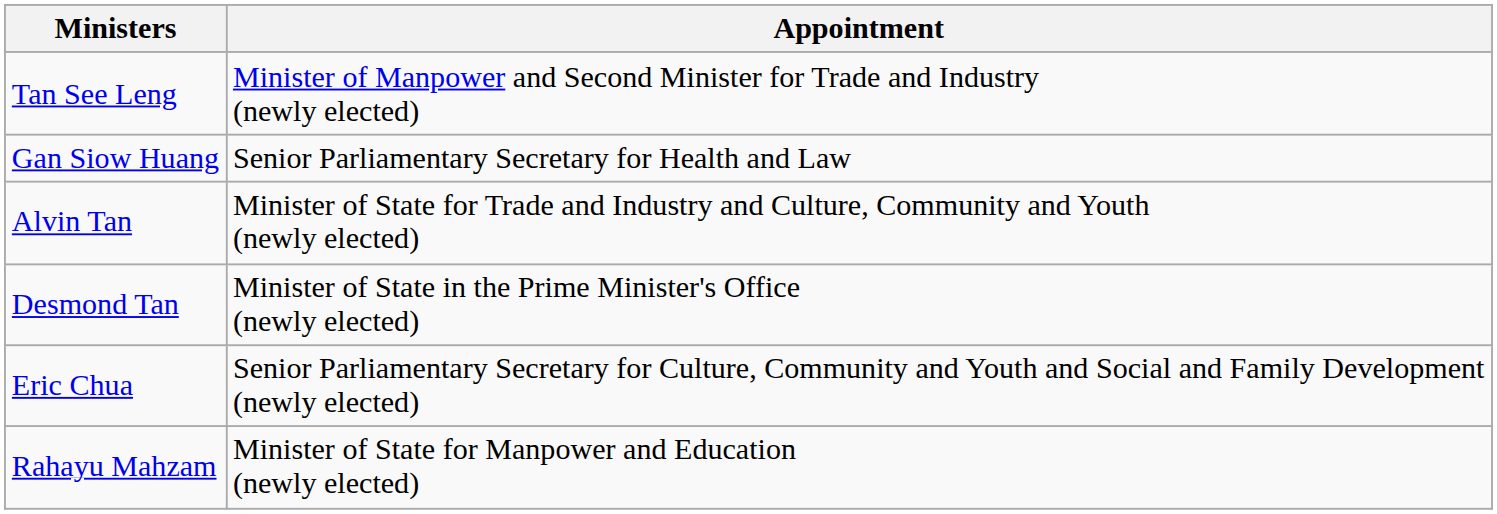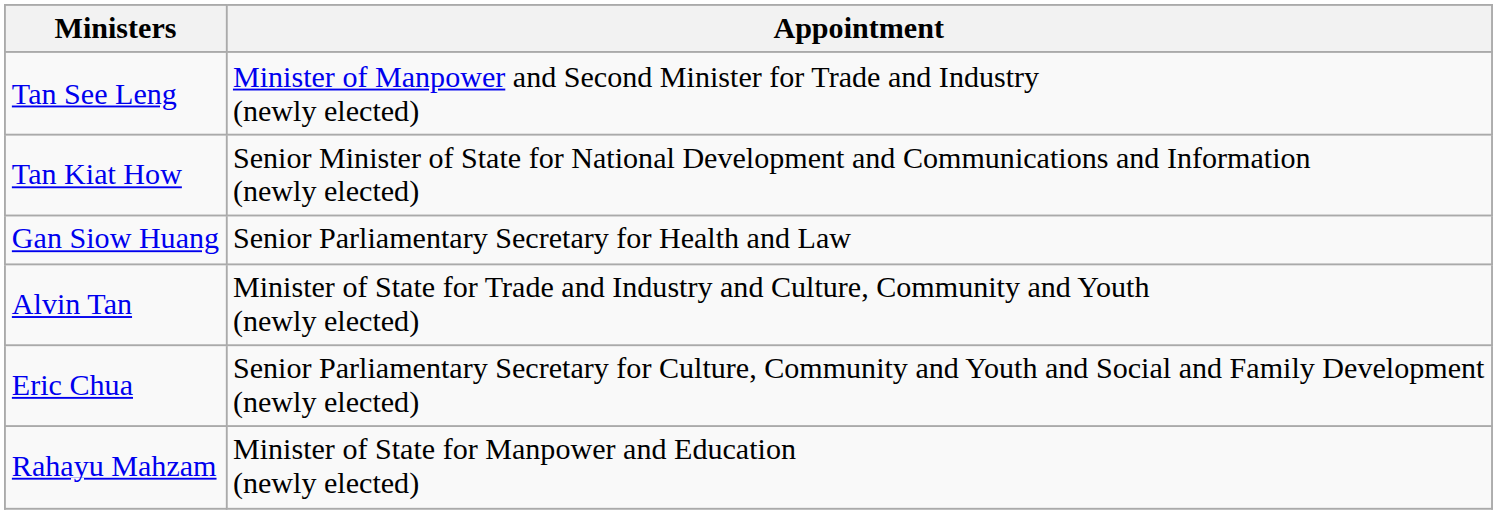+ row: (97, 174)
- row: (95, 303)
